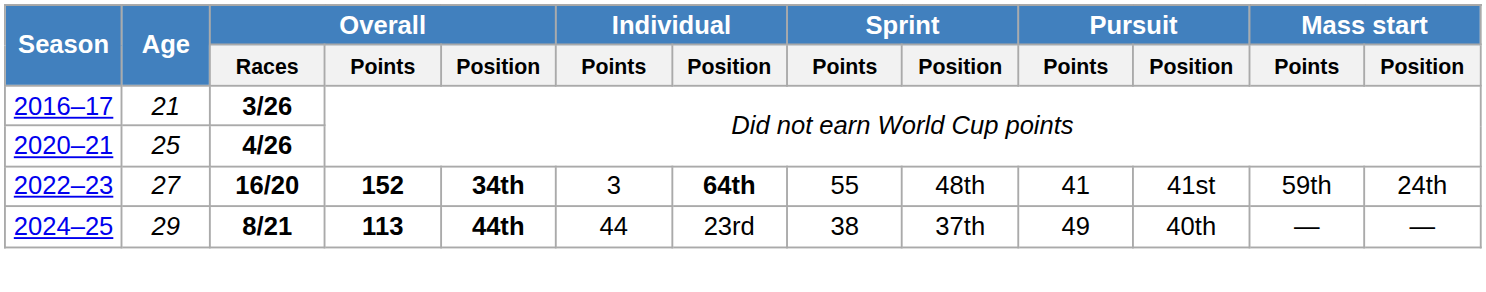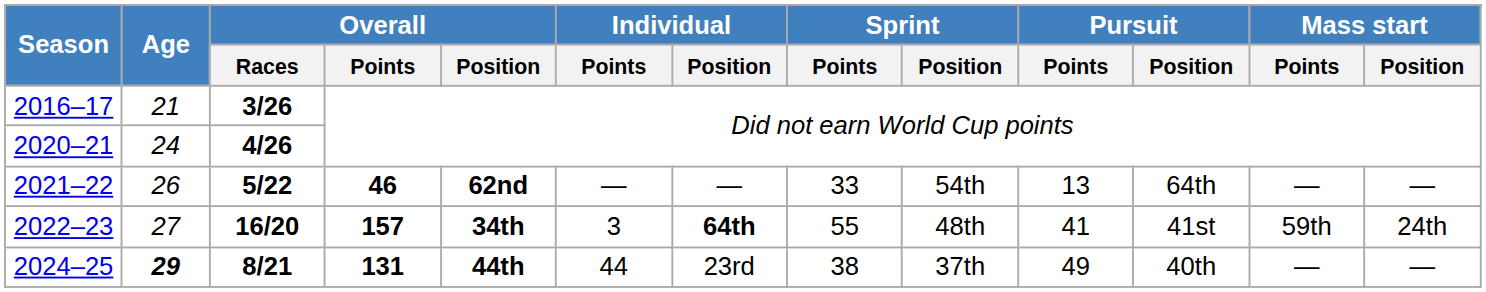(166, 146) 25 -> (166, 146) 24
+ row: (64, 186)
(383, 186) 152 -> (383, 226) 157
(166, 226) normal -> (166, 266) bold
(383, 226) 113 -> (383, 266) 131
